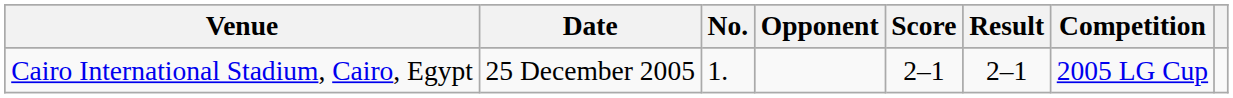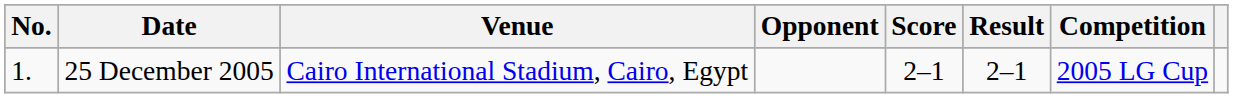columns swapped: (728, 26) <-> (242, 26)
